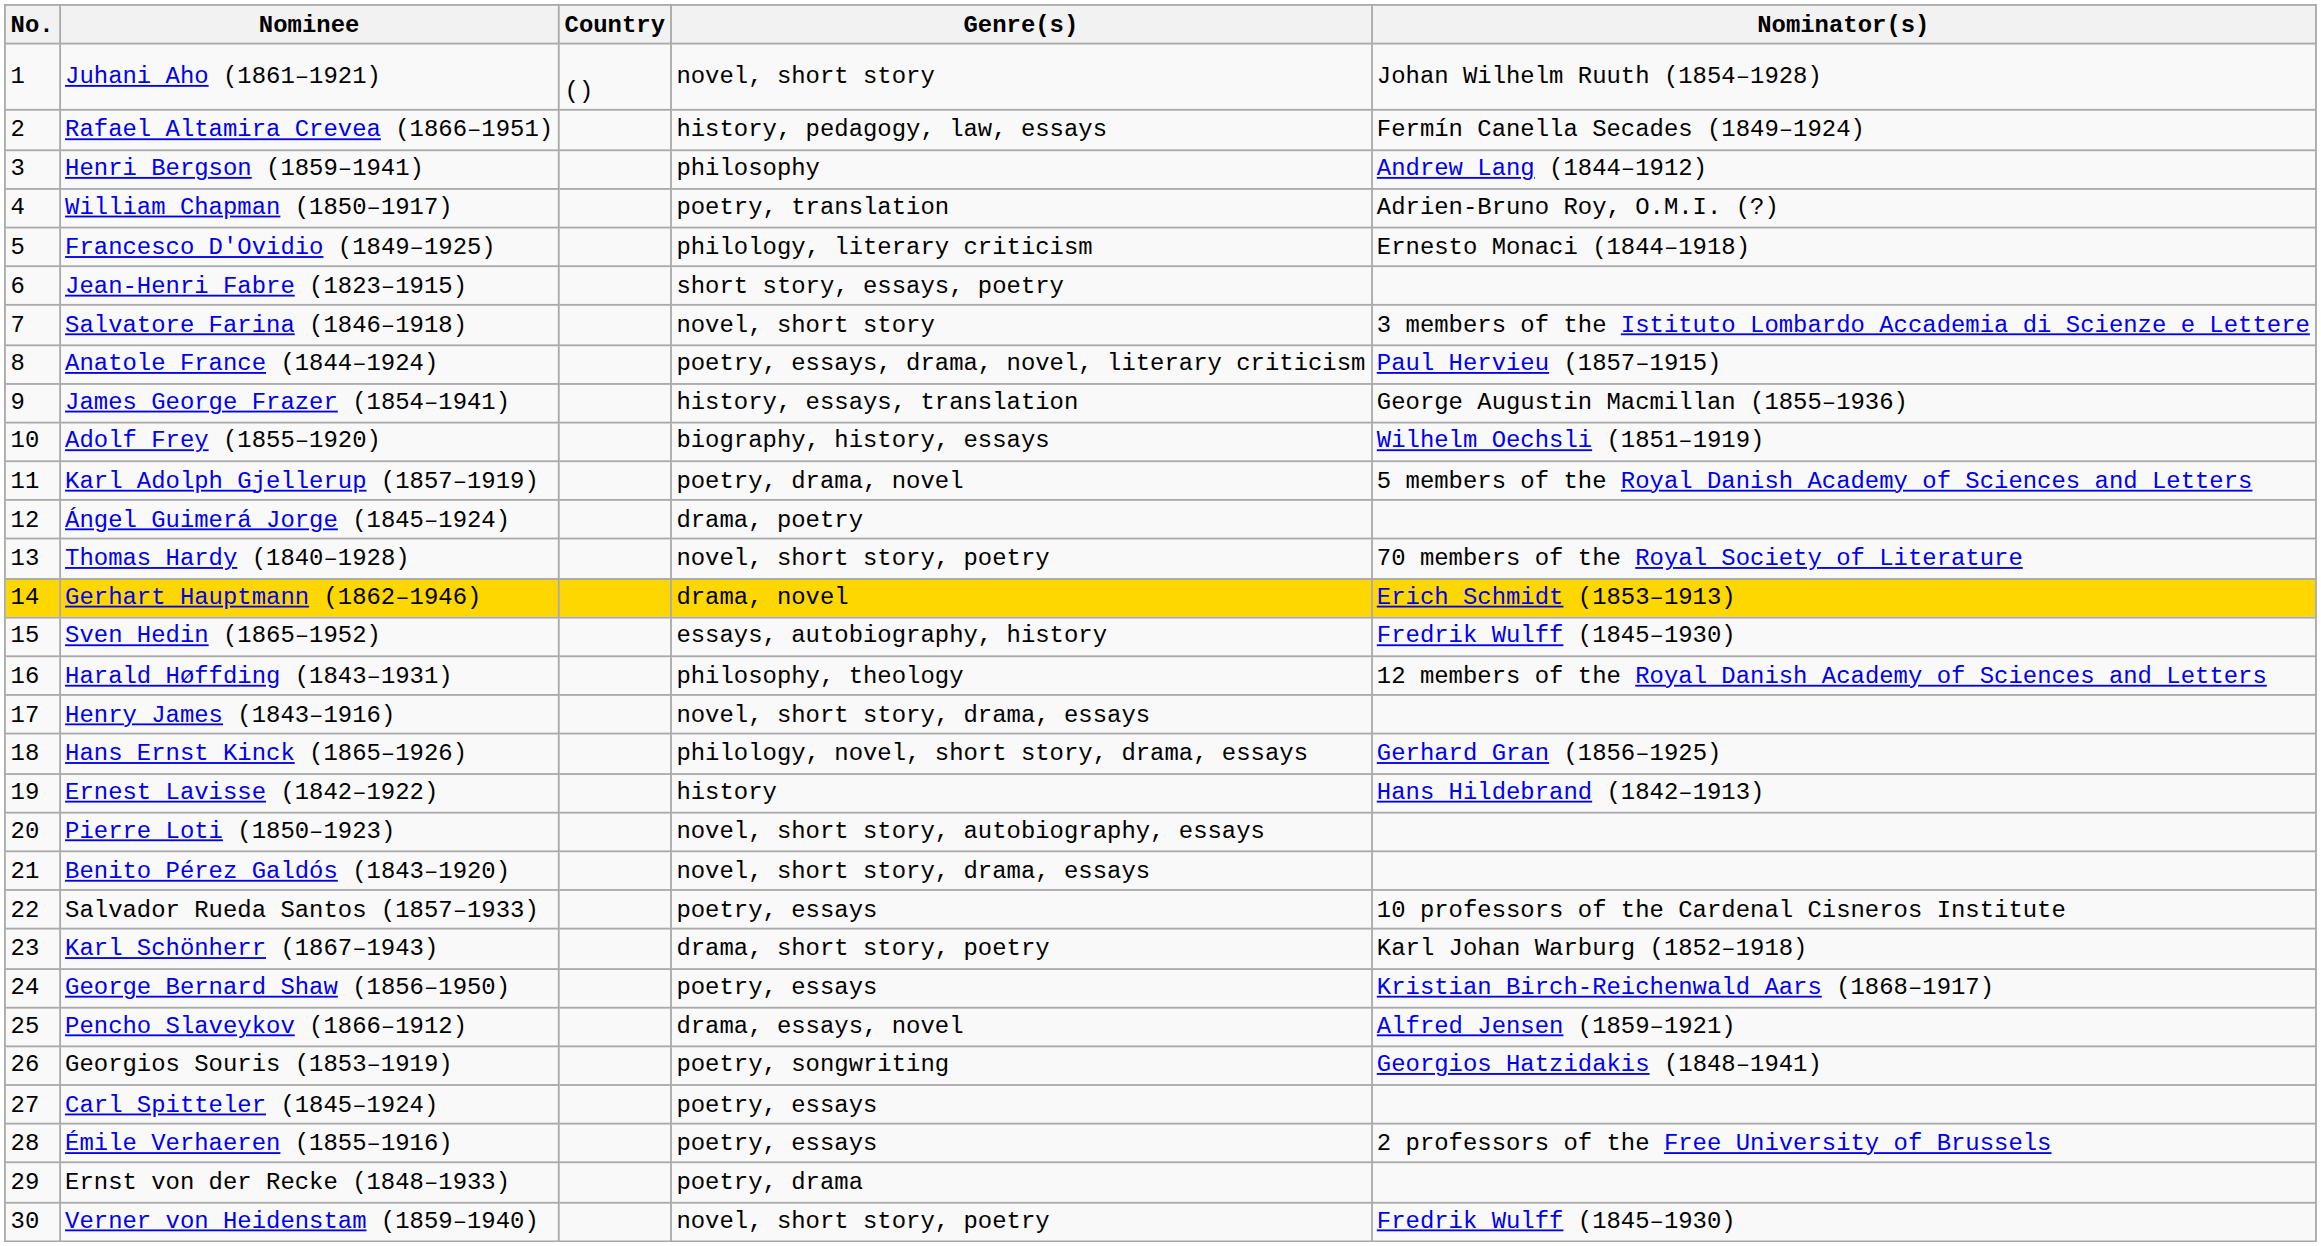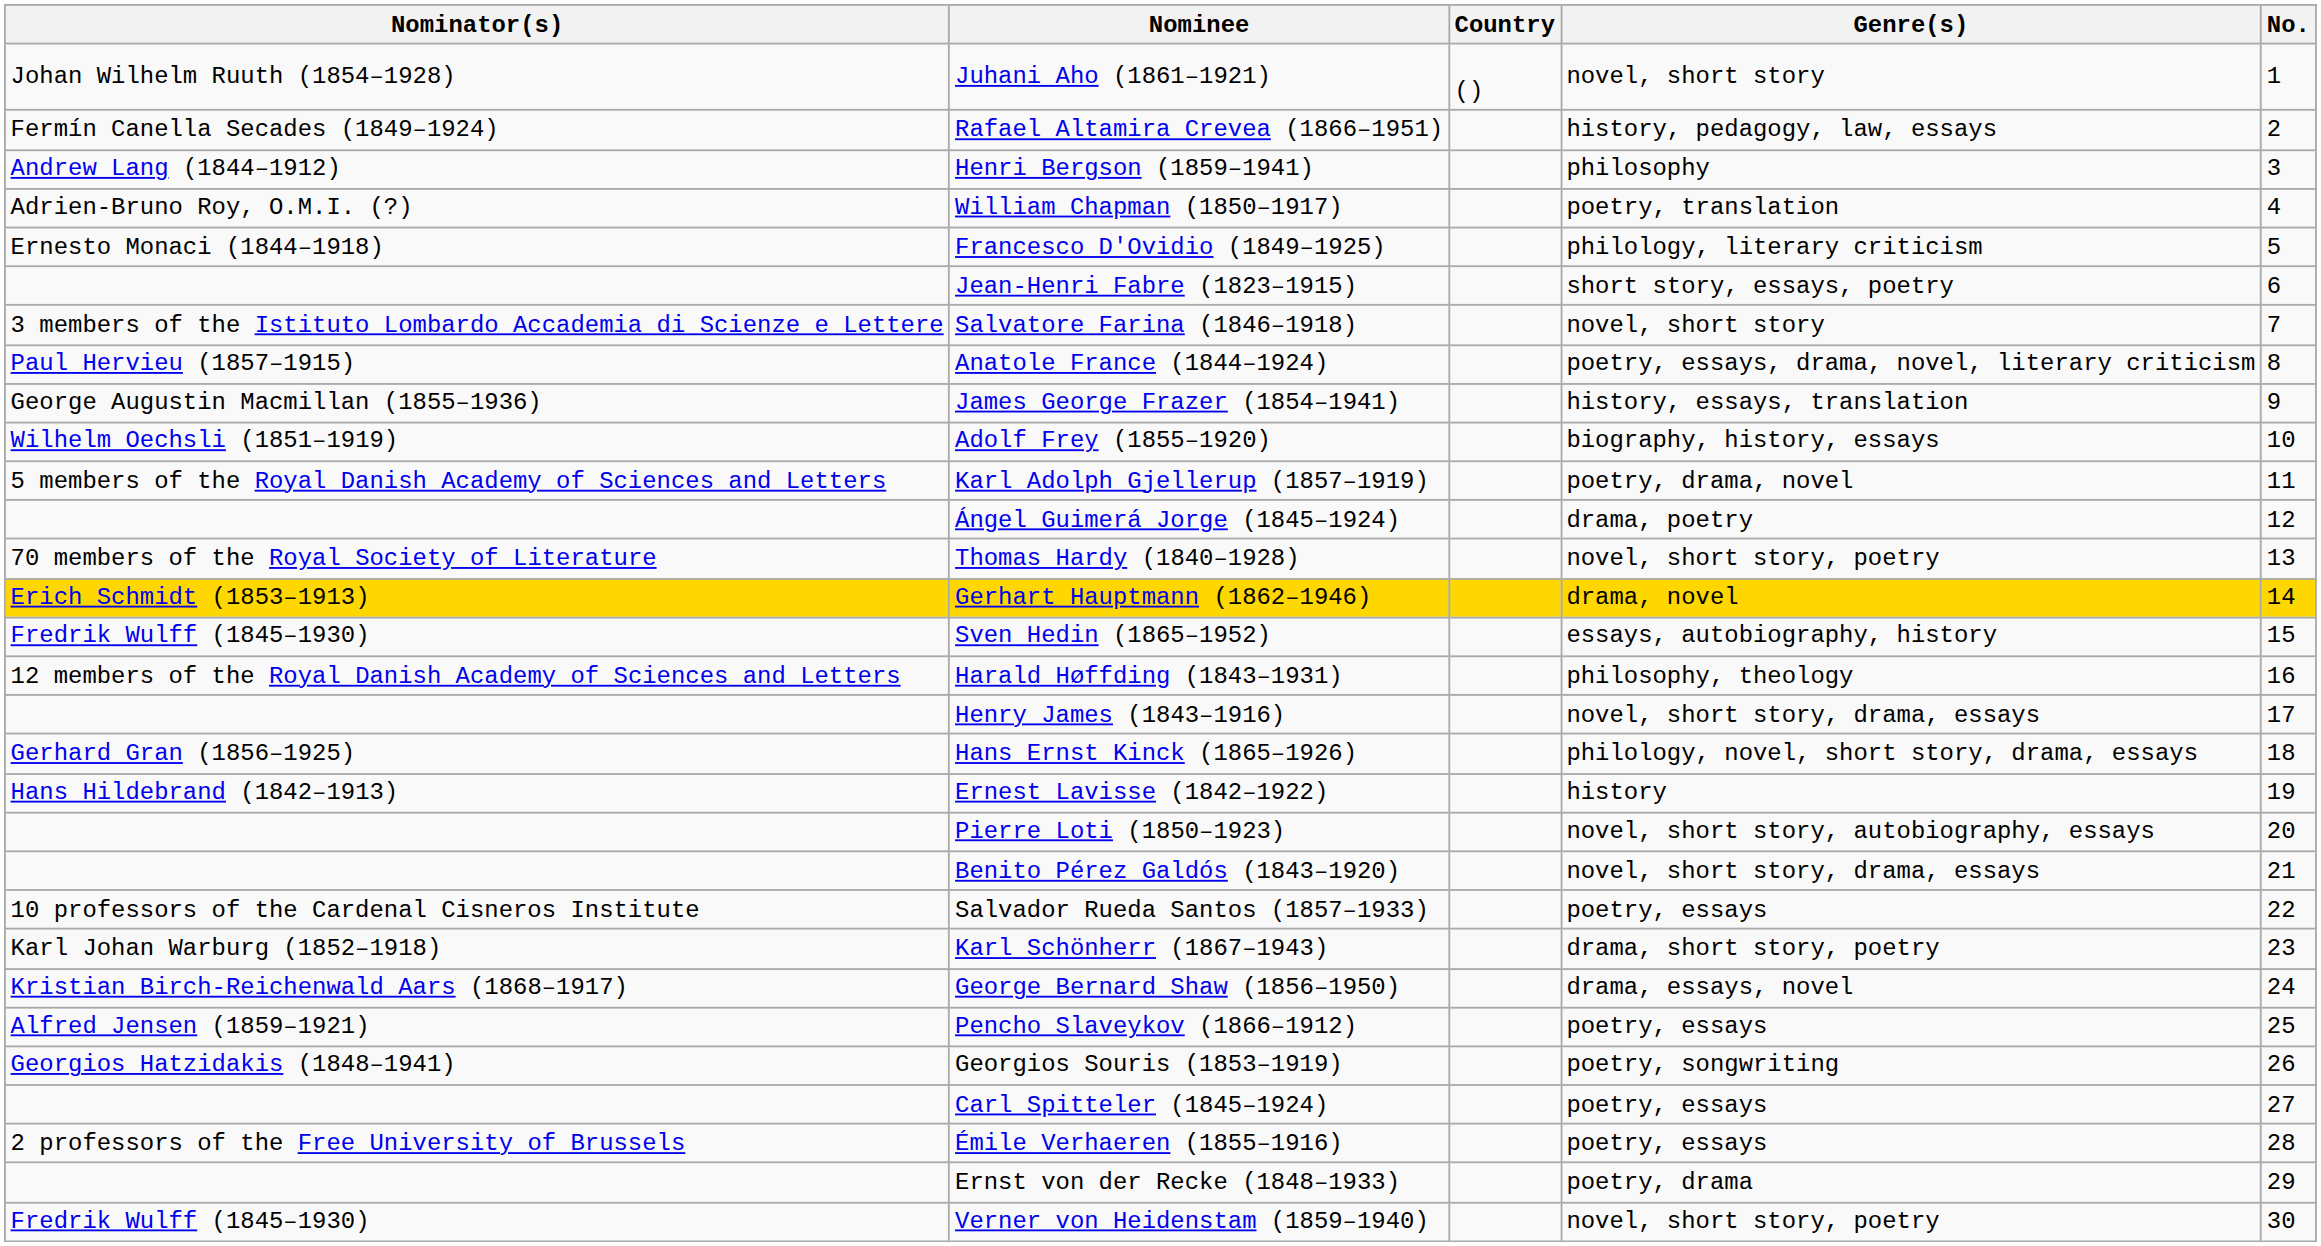columns swapped: (32, 24) <-> (1843, 24)
(777, 988) poetry, essays -> (1710, 988) drama, essays, novel
(820, 1027) drama, essays, novel -> (1667, 1027) poetry, essays
